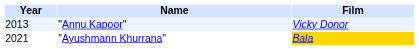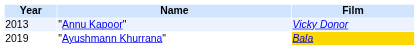(17, 38) 2021 -> (17, 38) 2019
